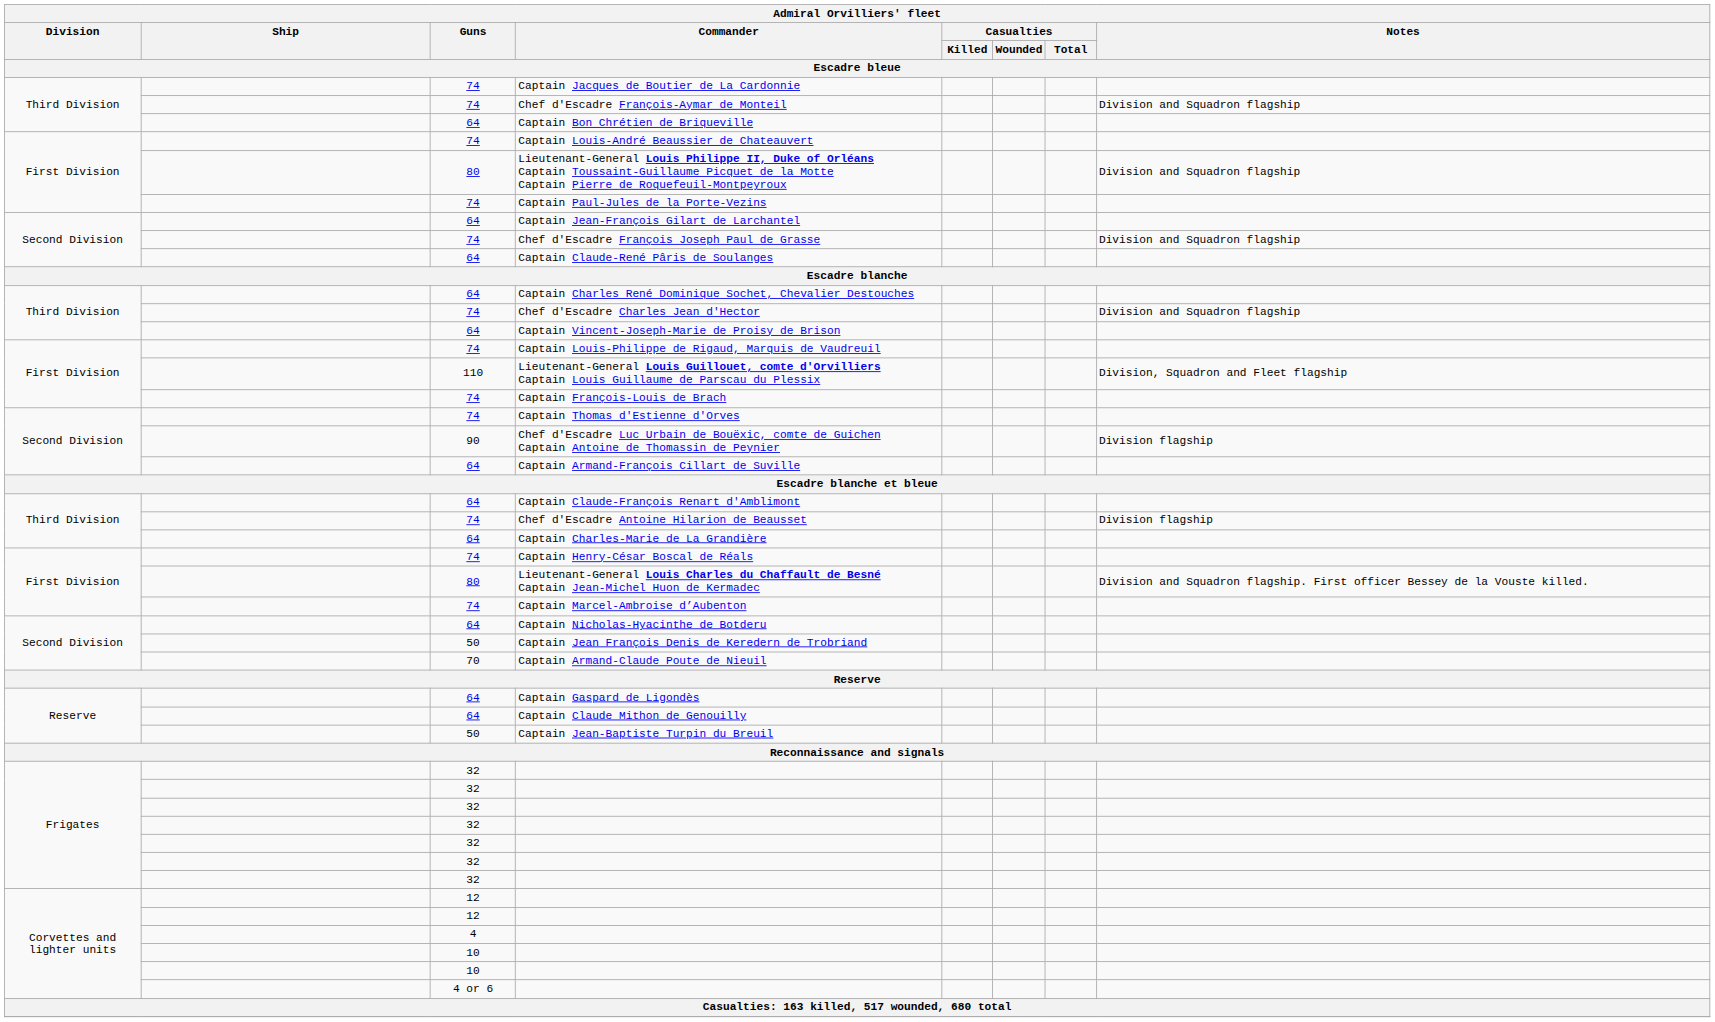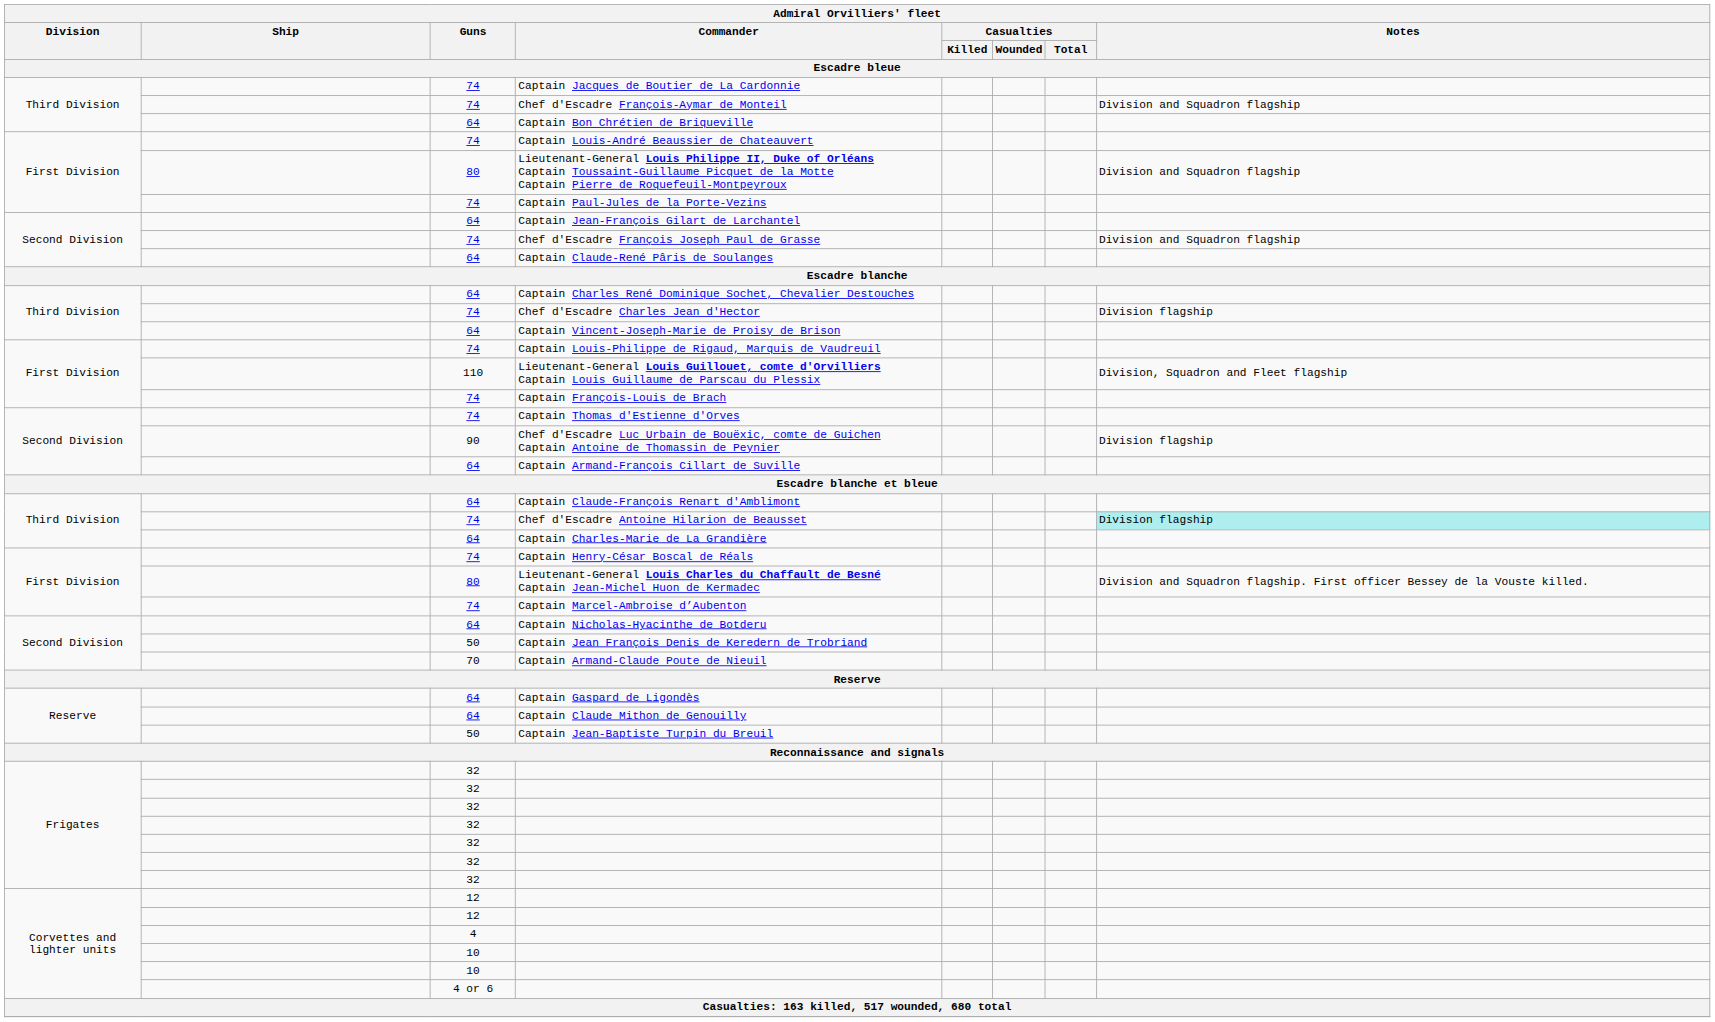(1200, 313) Division and Squadron flagship -> (1156, 313) Division flagship
(1156, 521) no background -> (1156, 521) paleturquoise background
